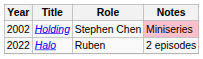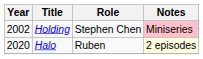(18, 45) 2022 -> (18, 45) 2020
(171, 45) no background -> (171, 45) lightyellow background
